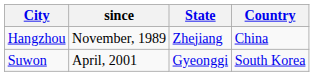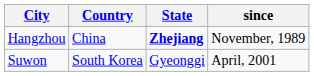columns swapped: (270, 15) <-> (119, 15)
(198, 37) normal -> (176, 37) bold
